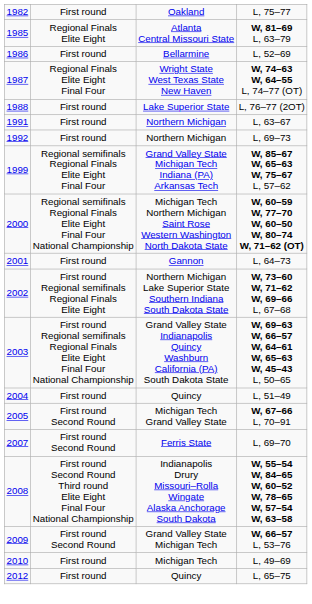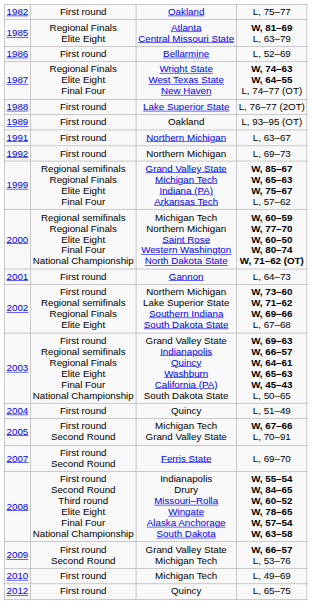+ row: (272, 122)
